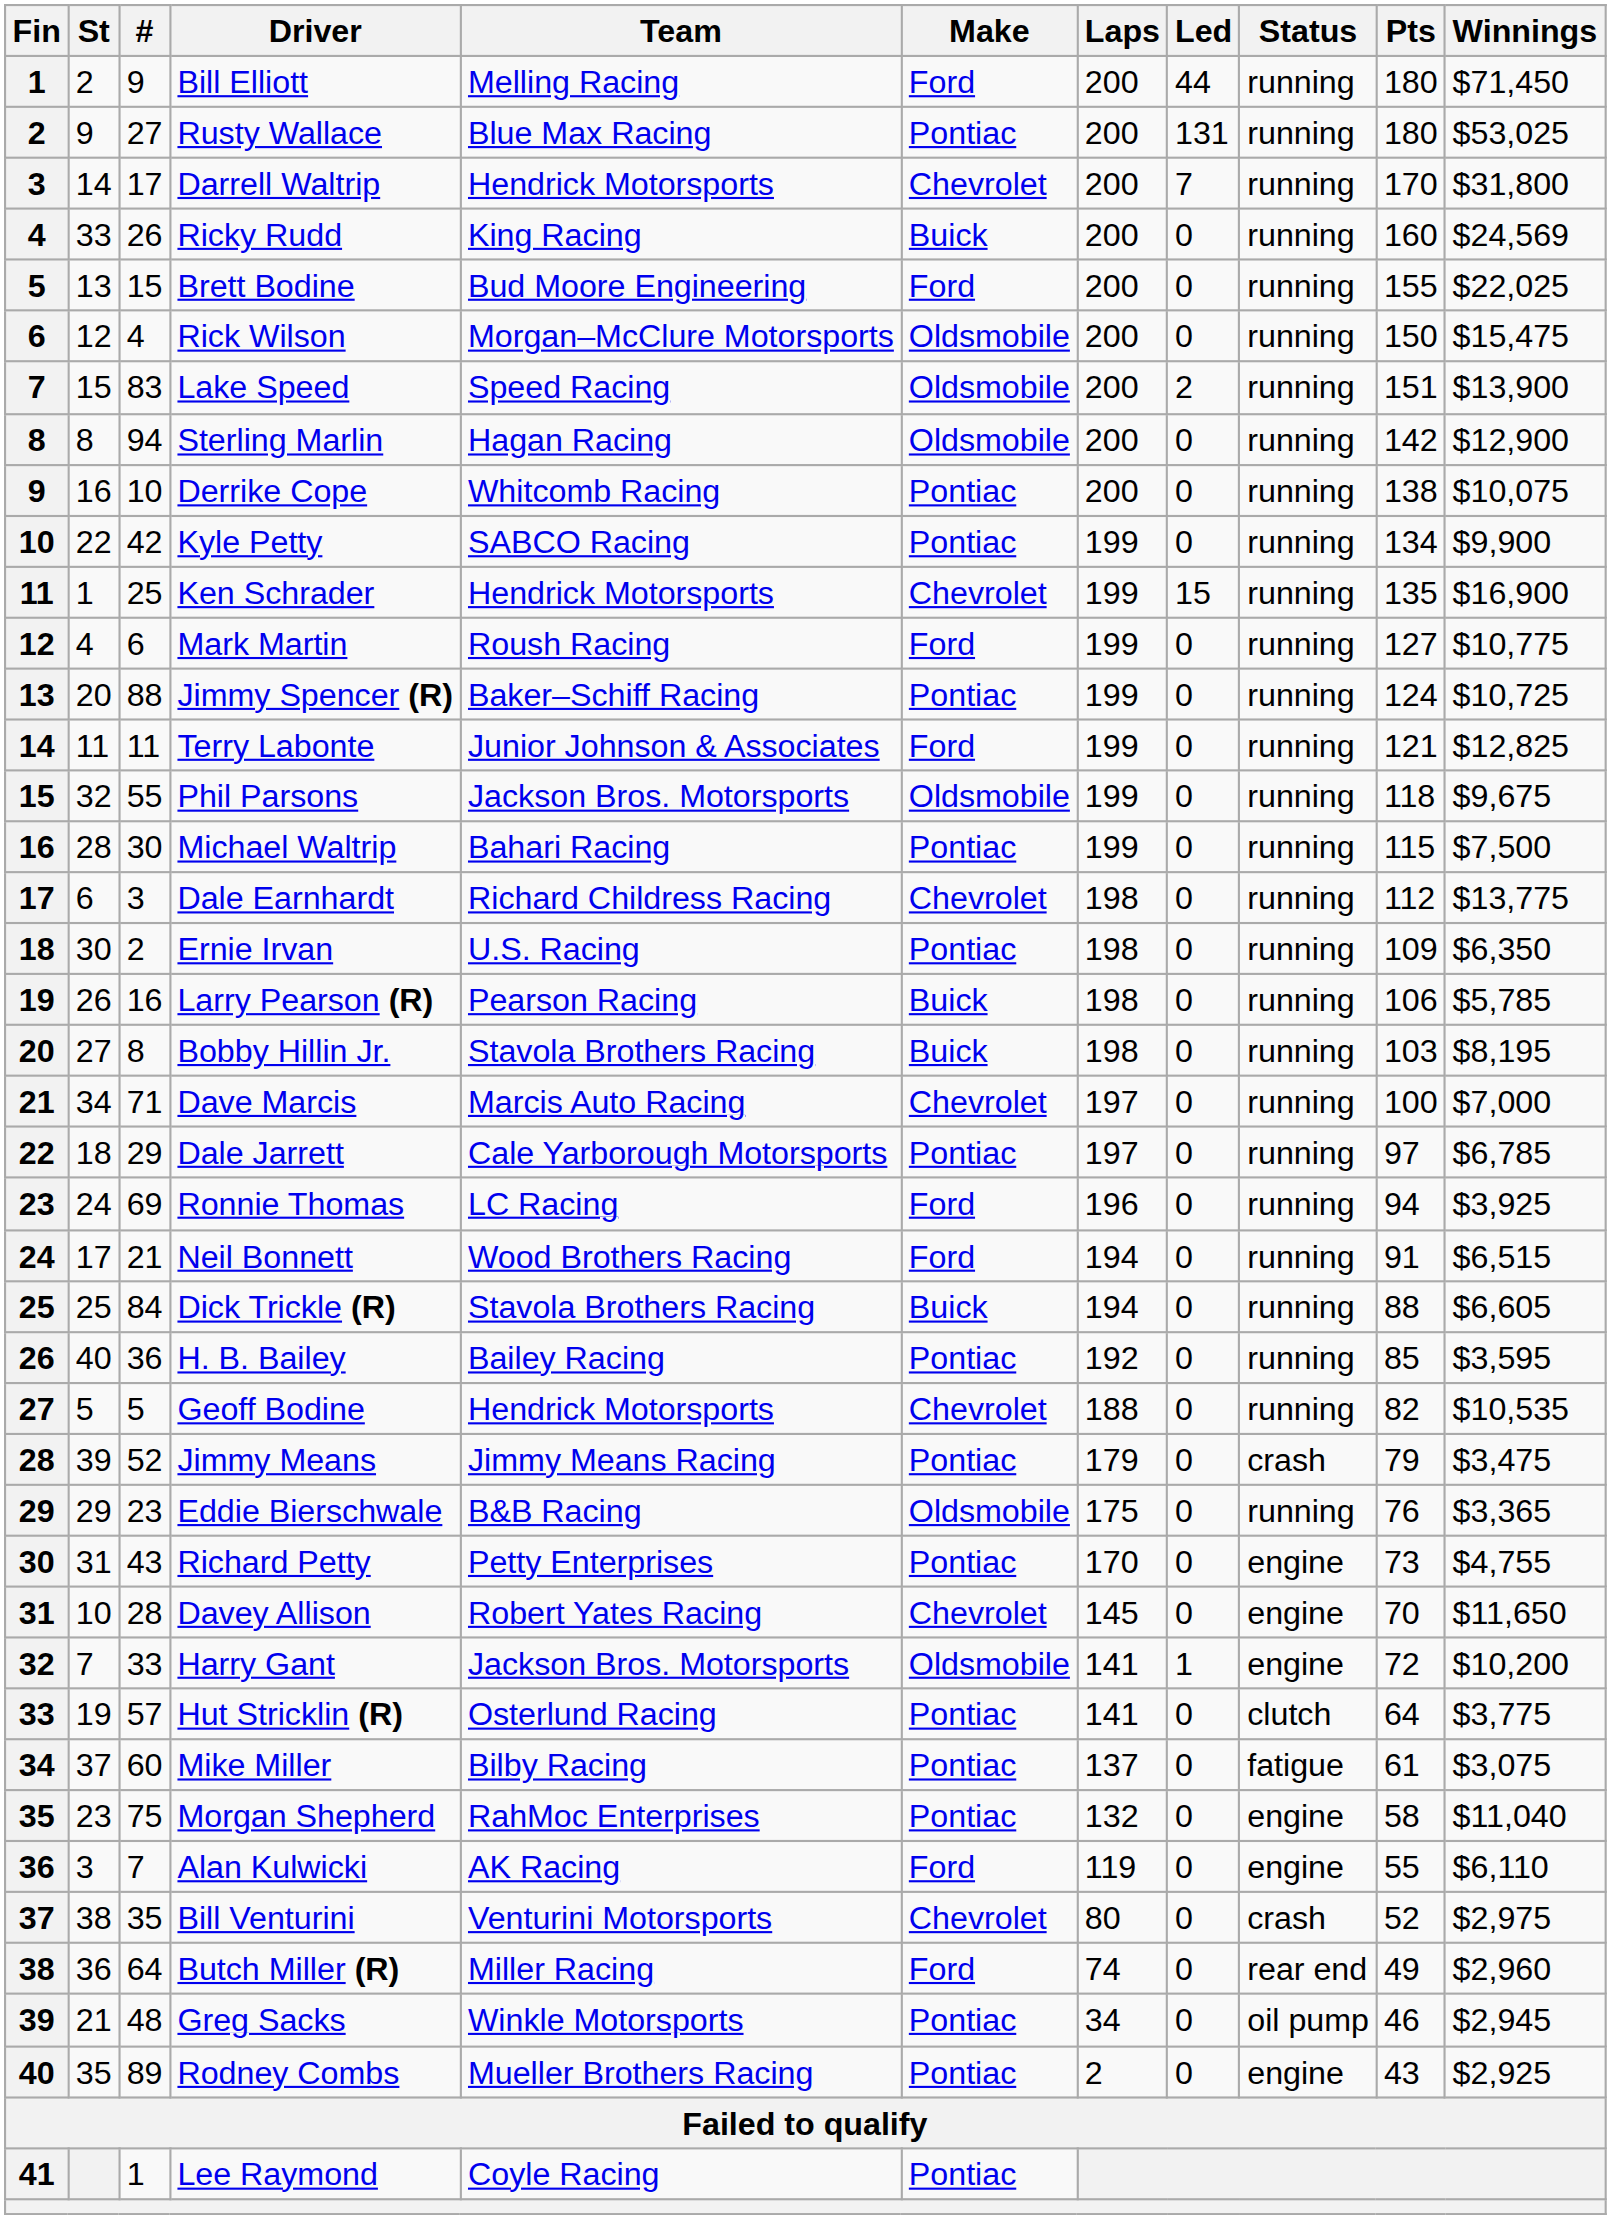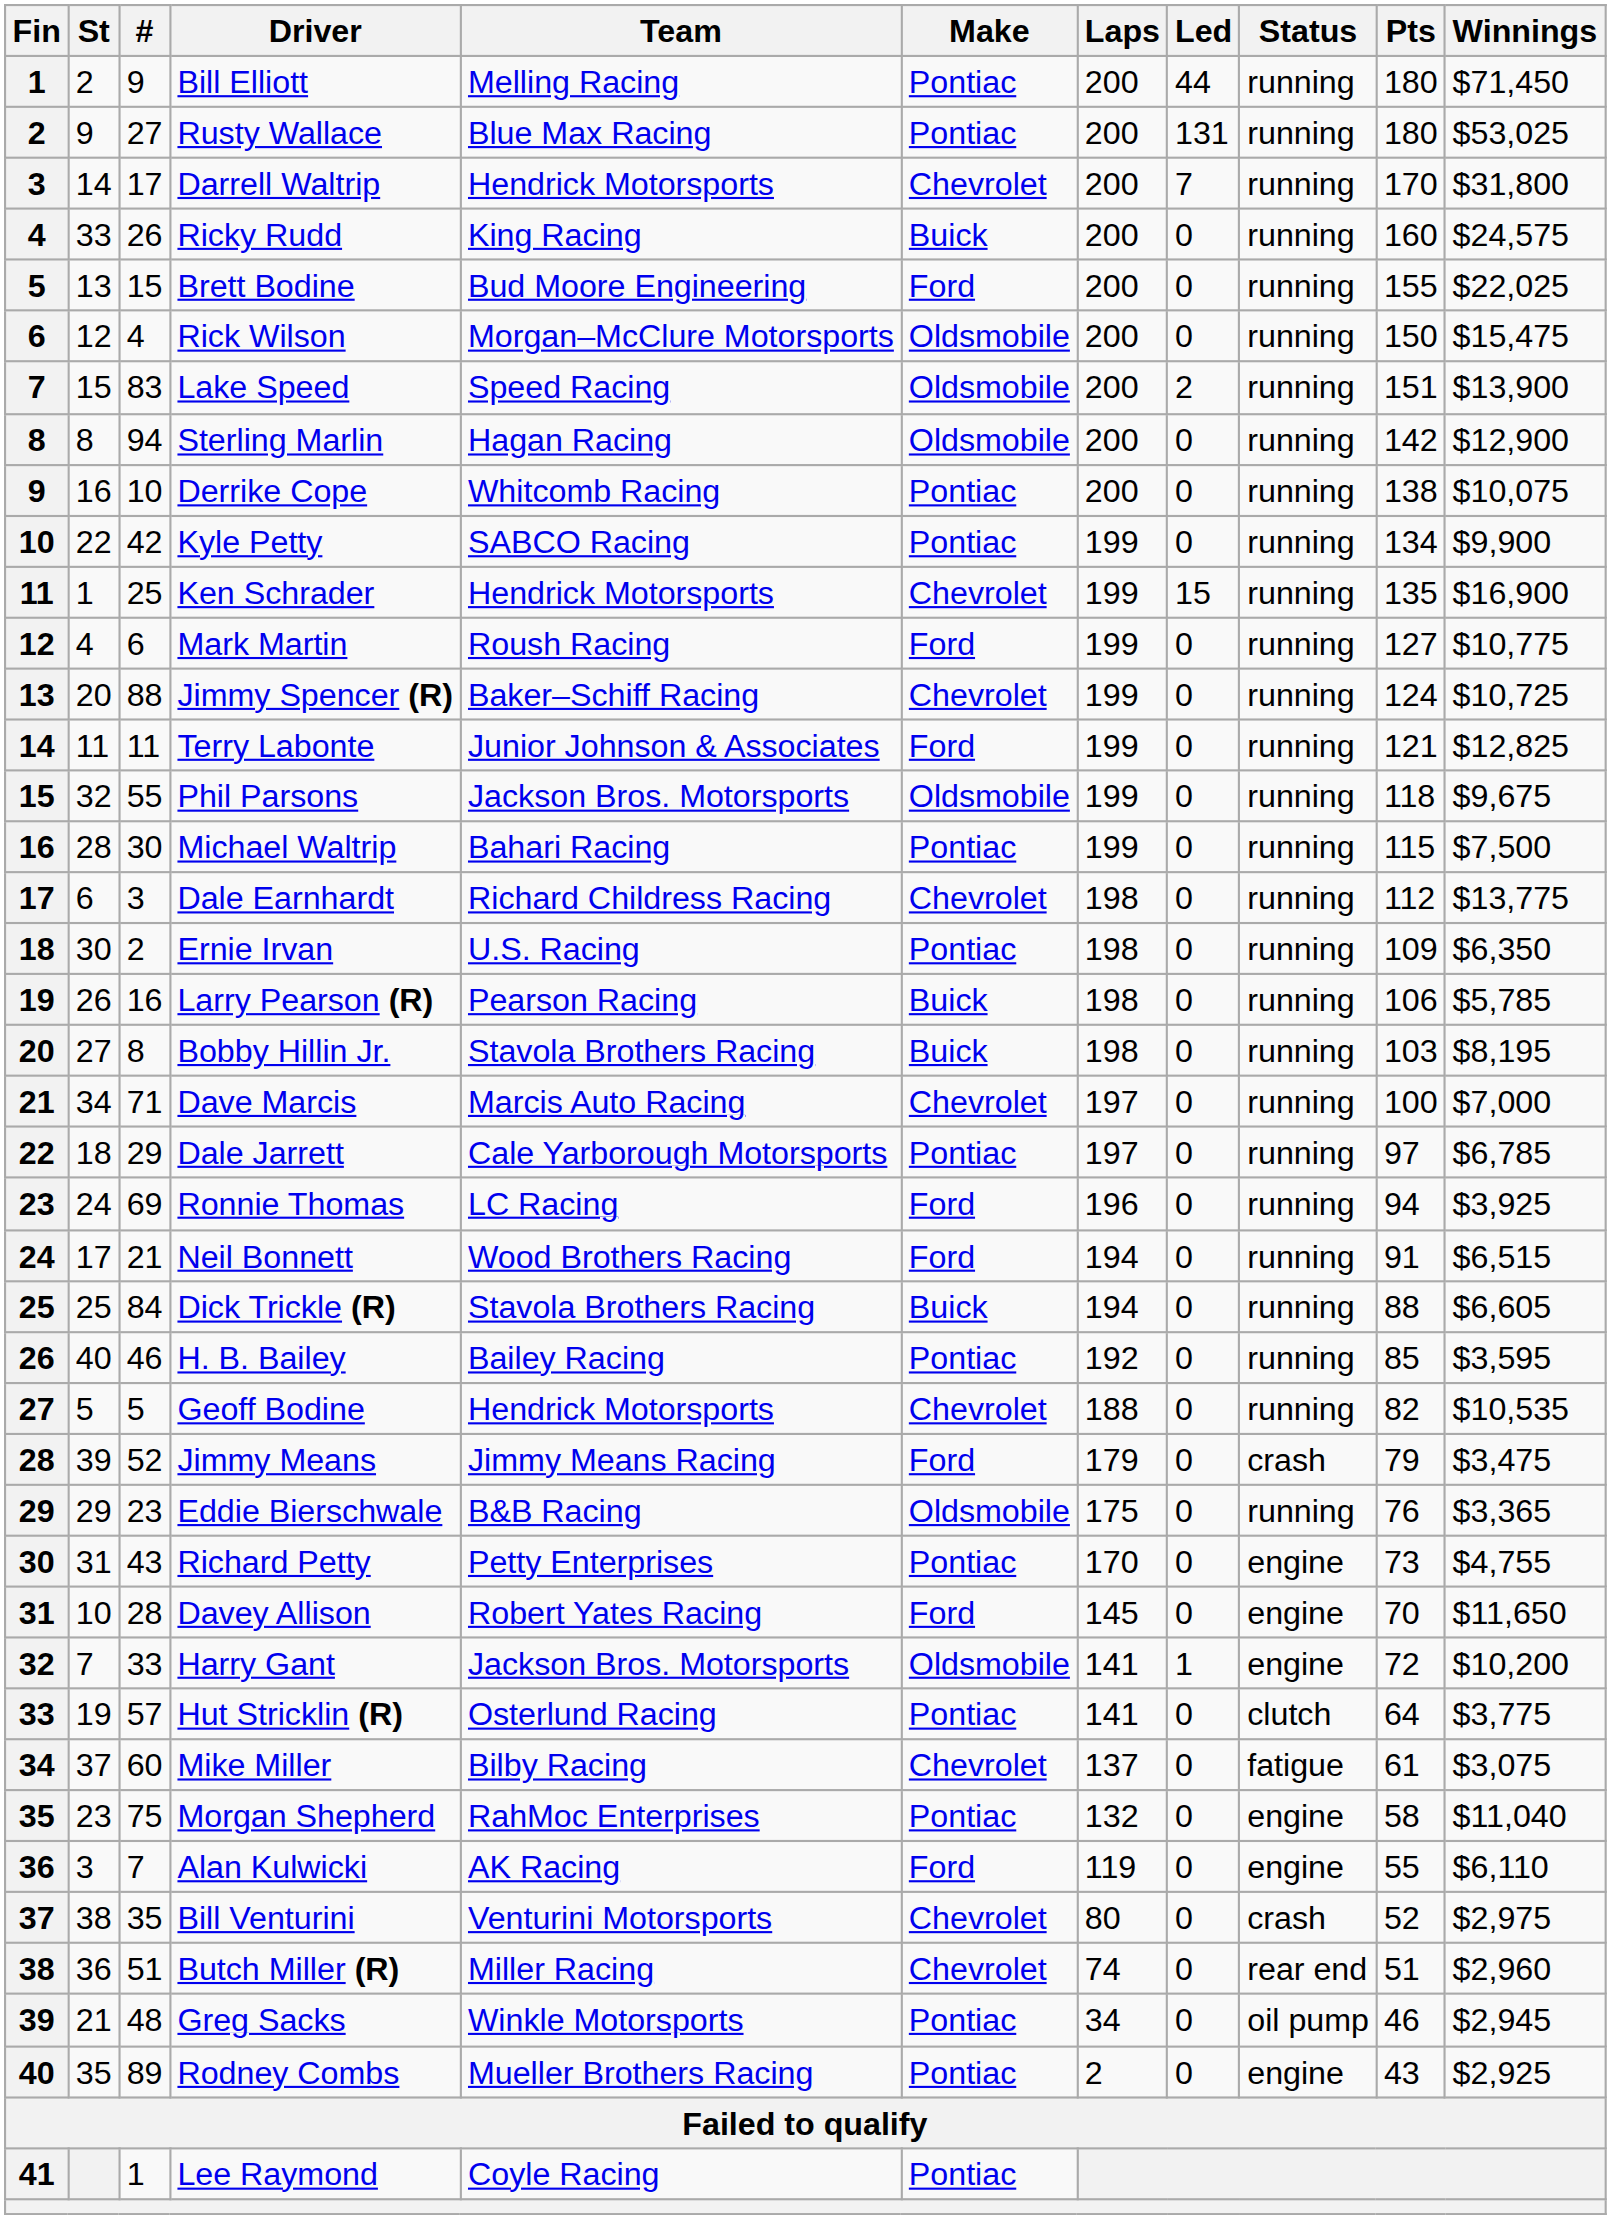(942, 82) Ford -> (963, 82) Pontiac
(1511, 235) $24,569 -> (1511, 235) $24,575
(963, 694) Pontiac -> (978, 694) Chevrolet
(145, 1357) 36 -> (145, 1357) 46
(963, 1459) Pontiac -> (942, 1459) Ford
(978, 1612) Chevrolet -> (942, 1612) Ford
(963, 1765) Pontiac -> (978, 1765) Chevrolet
(145, 1969) 64 -> (145, 1969) 51
(942, 1969) Ford -> (978, 1969) Chevrolet
(1402, 1969) 49 -> (1402, 1969) 51
